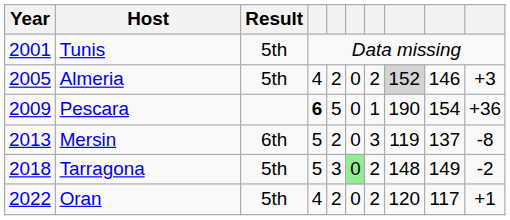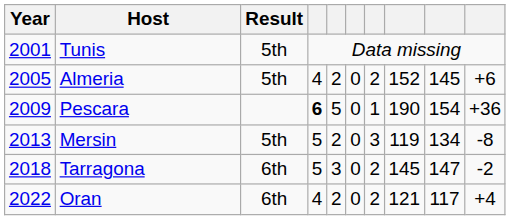(404, 79) lightgrey background -> (404, 79) no background
(445, 79) 146 -> (445, 79) 145
(485, 79) +3 -> (485, 79) +6
(274, 139) 6th -> (274, 139) 5th
(445, 139) 137 -> (445, 139) 134
(274, 169) 5th -> (274, 169) 6th
(355, 169) lightgreen background -> (355, 169) no background
(404, 169) 148 -> (404, 169) 145
(445, 169) 149 -> (445, 169) 147
(274, 199) 5th -> (274, 199) 6th
(404, 199) 120 -> (404, 199) 121
(485, 199) +1 -> (485, 199) +4
